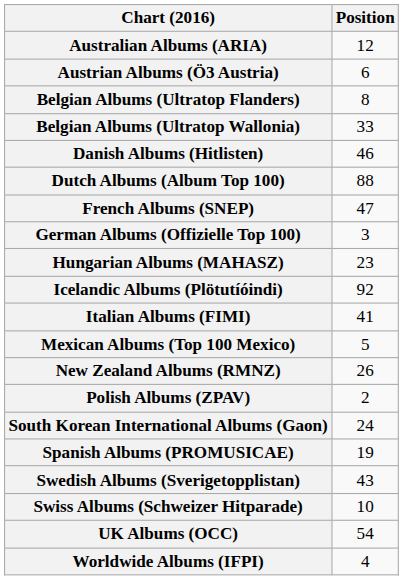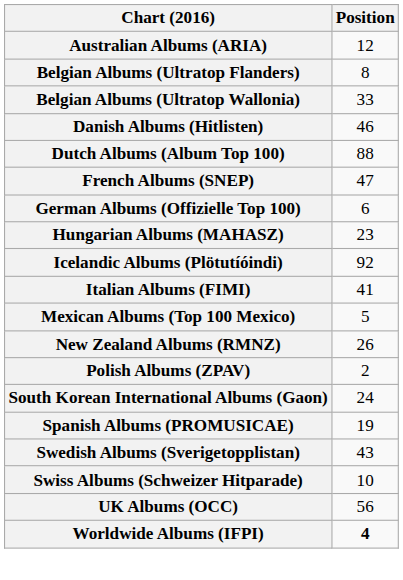- row: (168, 72)
(365, 235) 3 -> (365, 208) 6
(365, 533) 54 -> (365, 506) 56
(365, 561) normal -> (365, 533) bold
